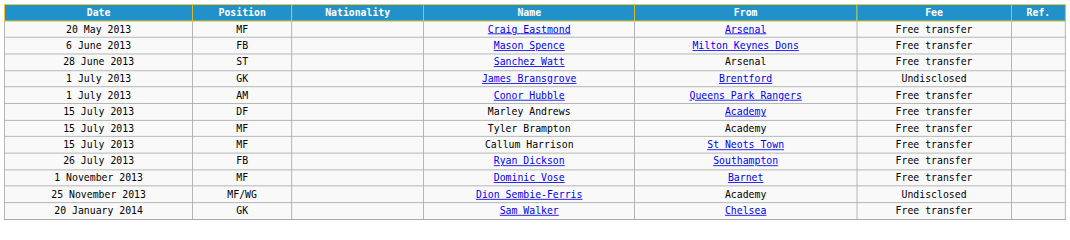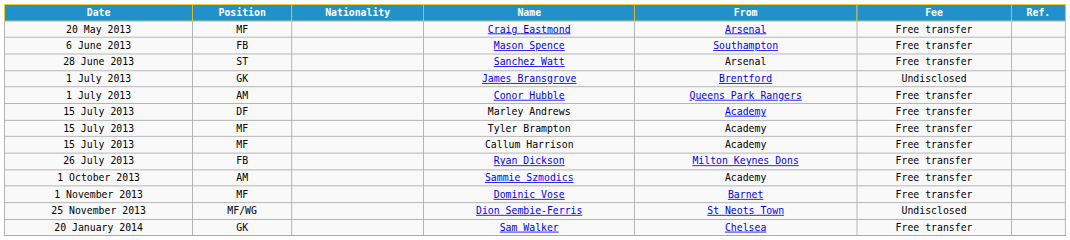(746, 45) Milton Keynes Dons -> (746, 45) Southampton
(746, 144) St Neots Town -> (746, 144) Academy
(746, 161) Southampton -> (746, 161) Milton Keynes Dons
+ row: (529, 177)
(746, 194) Academy -> (746, 210) St Neots Town
